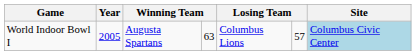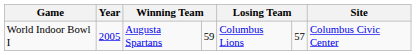(209, 36) 63 -> (209, 36) 59
(345, 36) lightblue background -> (345, 36) no background
